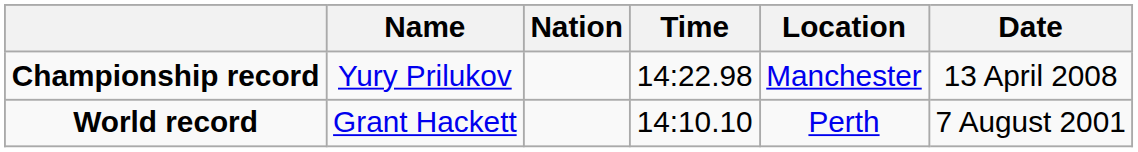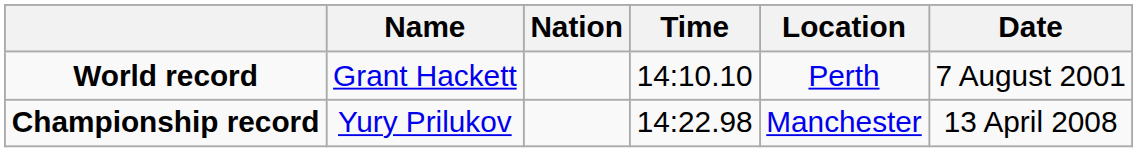rows swapped: (166, 122) <-> (166, 75)
